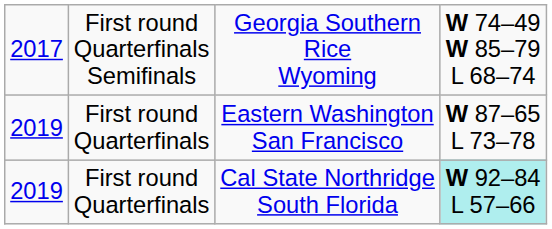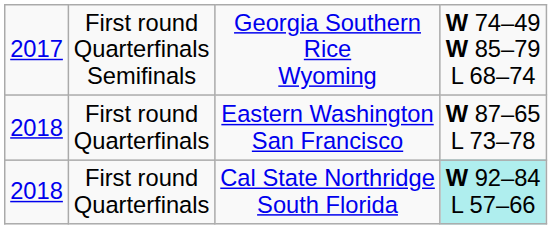(37, 127) 2019 -> (37, 127) 2018
(37, 191) 2019 -> (37, 191) 2018
